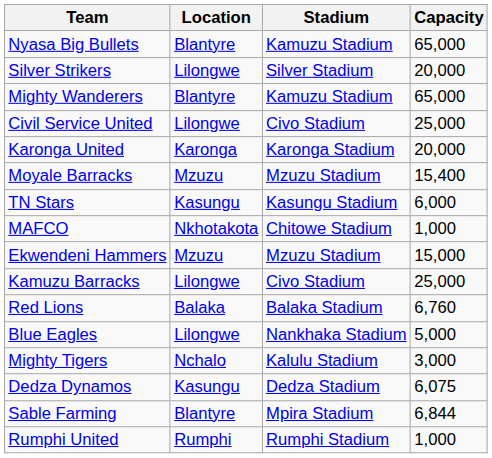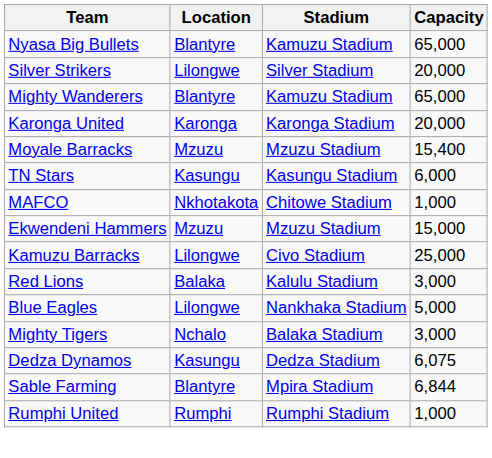- row: (80, 123)
(324, 307) Balaka Stadium -> (322, 281) Kalulu Stadium
(435, 307) 6,760 -> (435, 281) 3,000
(322, 360) Kalulu Stadium -> (324, 334) Balaka Stadium
